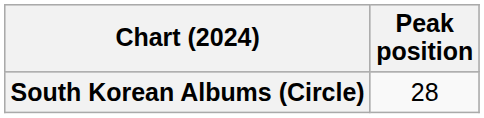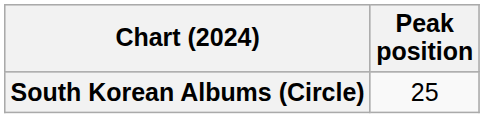(425, 91) 28 -> (425, 91) 25
